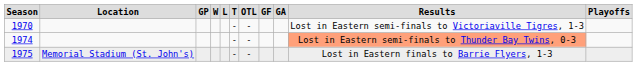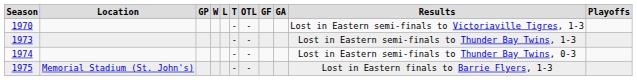+ row: (22, 40)
(437, 40) lightsalmon background -> (437, 54) no background
